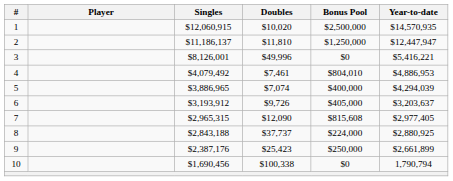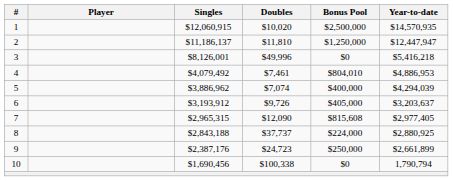(413, 58) $5,416,221 -> (413, 58) $5,416,218
(208, 88) $3,886,965 -> (208, 88) $3,886,962
(277, 149) $25,423 -> (277, 149) $24,723
